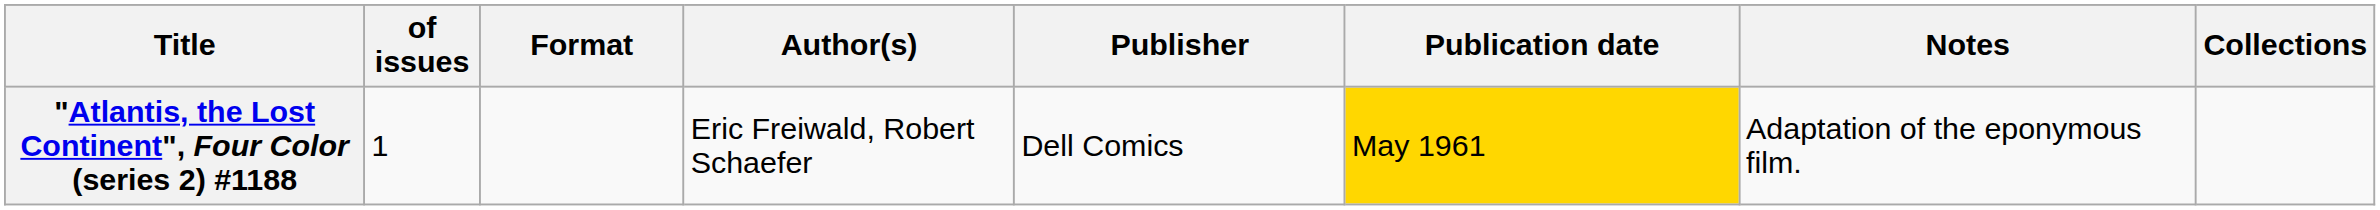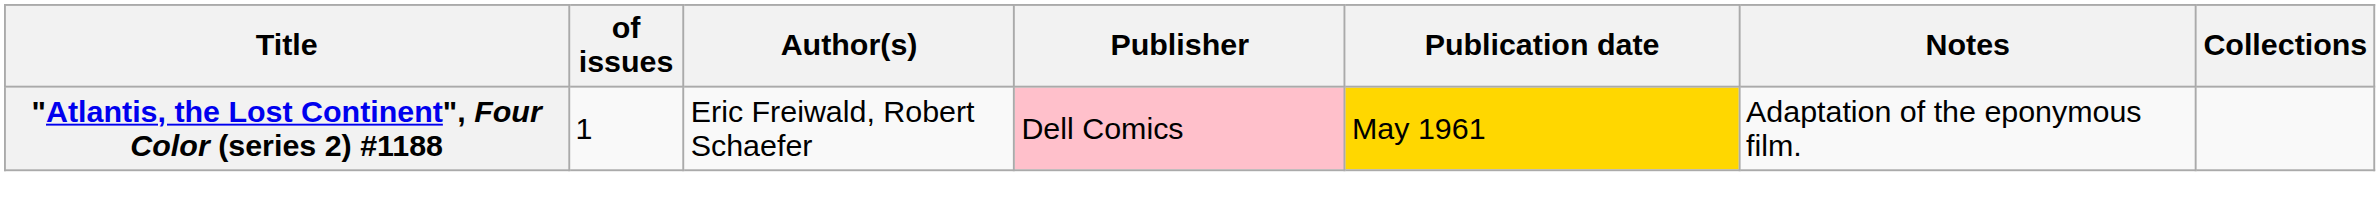- column: (582, 45)
(1102, 145) no background -> (1102, 128) pink background
